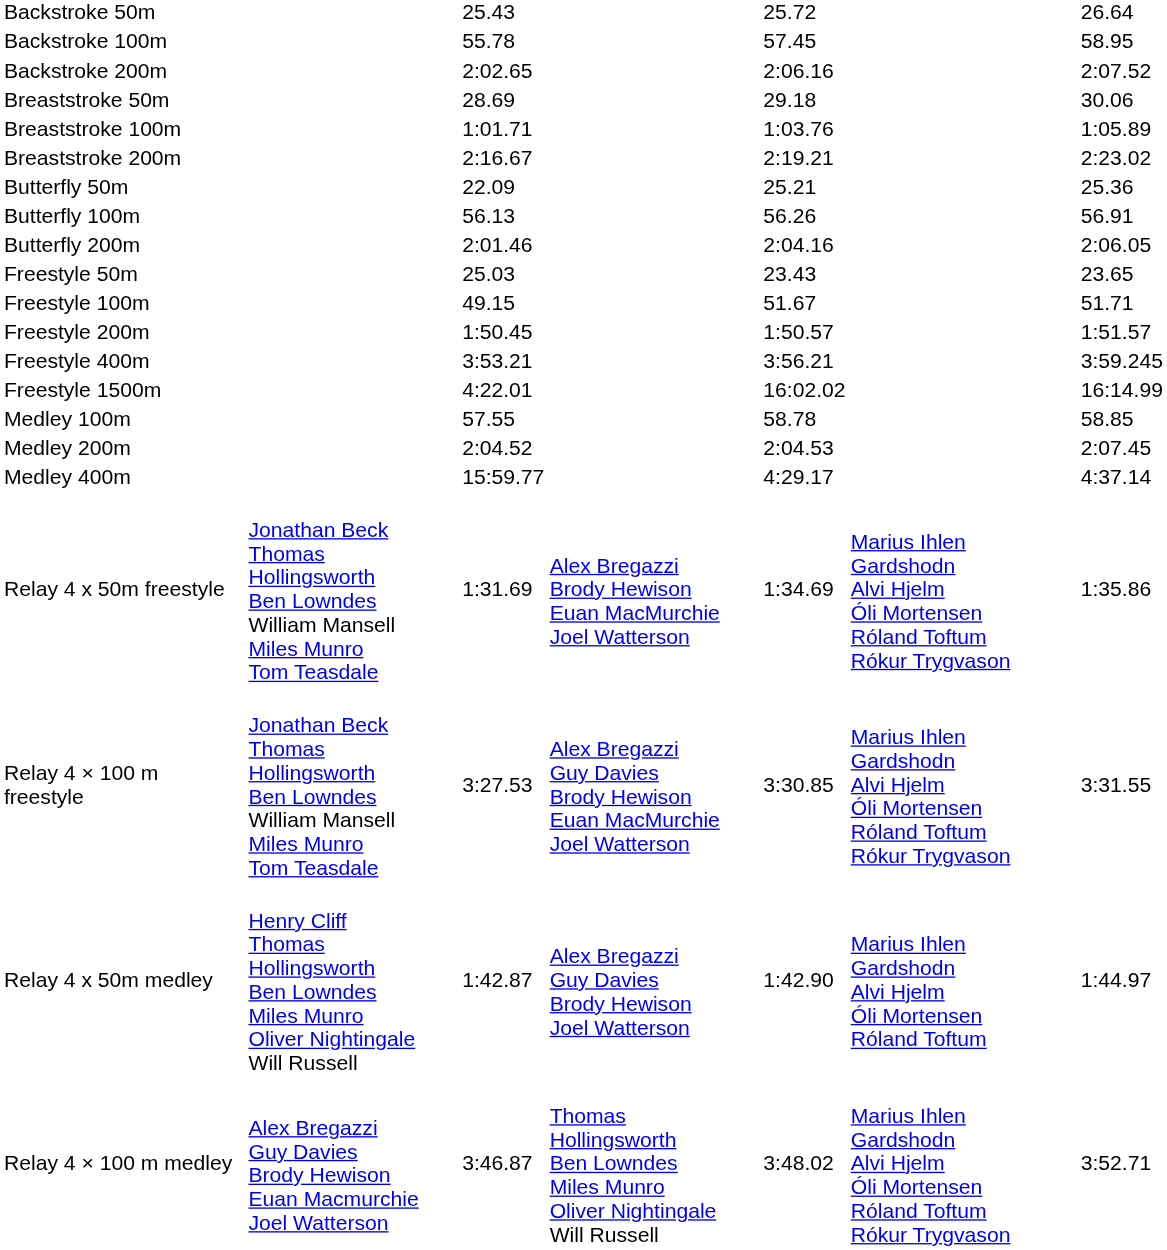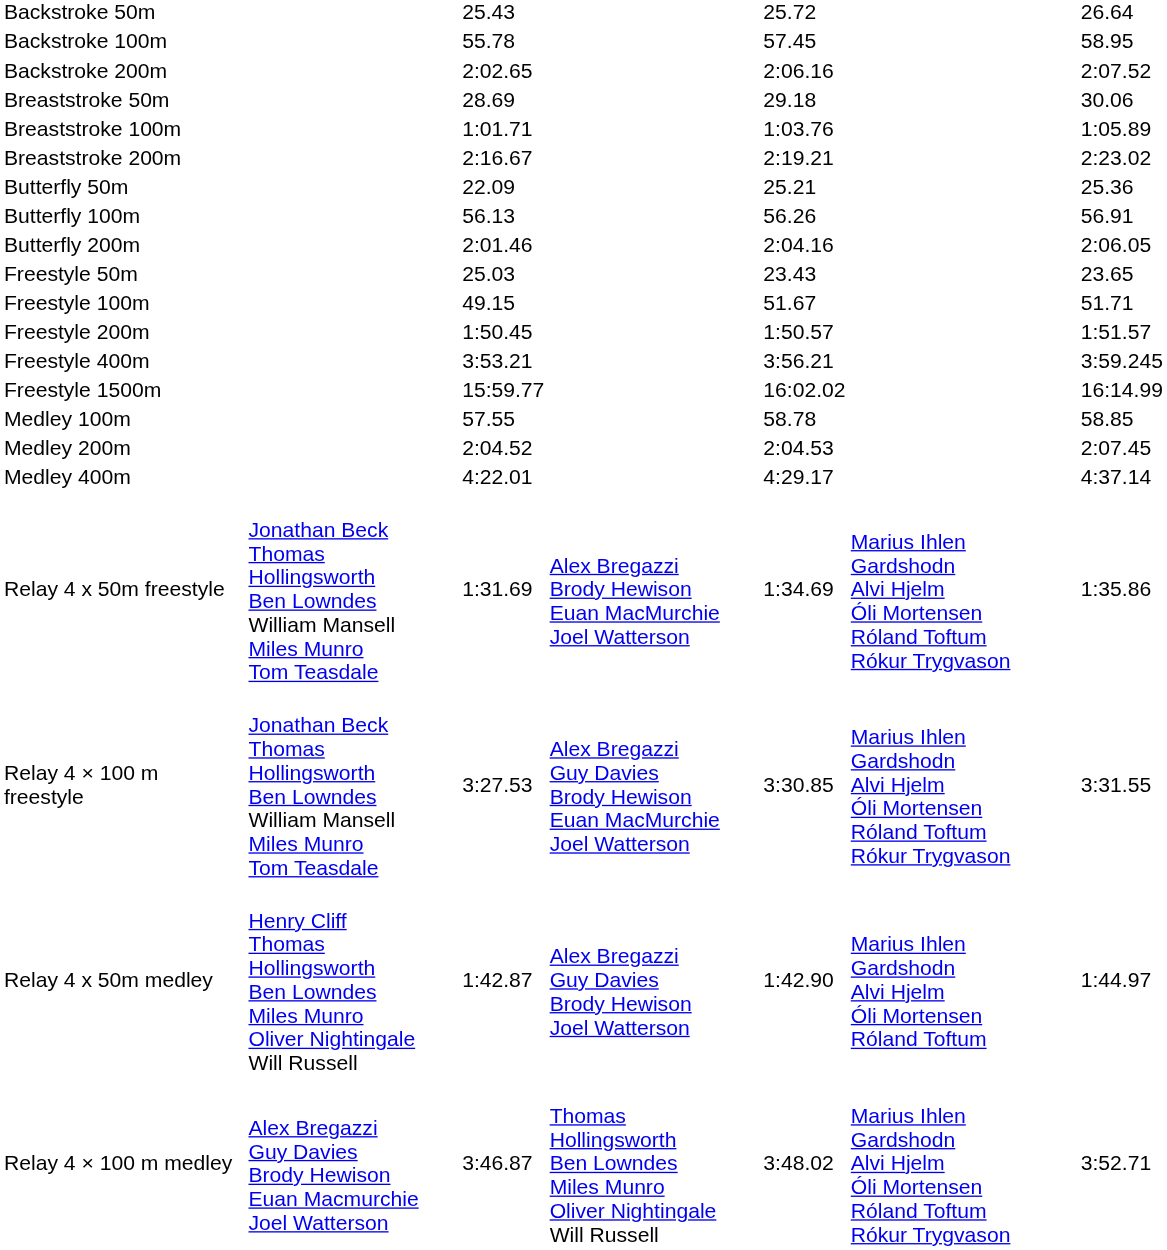(497, 390) 4:22.01 -> (503, 390) 15:59.77
(503, 477) 15:59.77 -> (497, 477) 4:22.01
